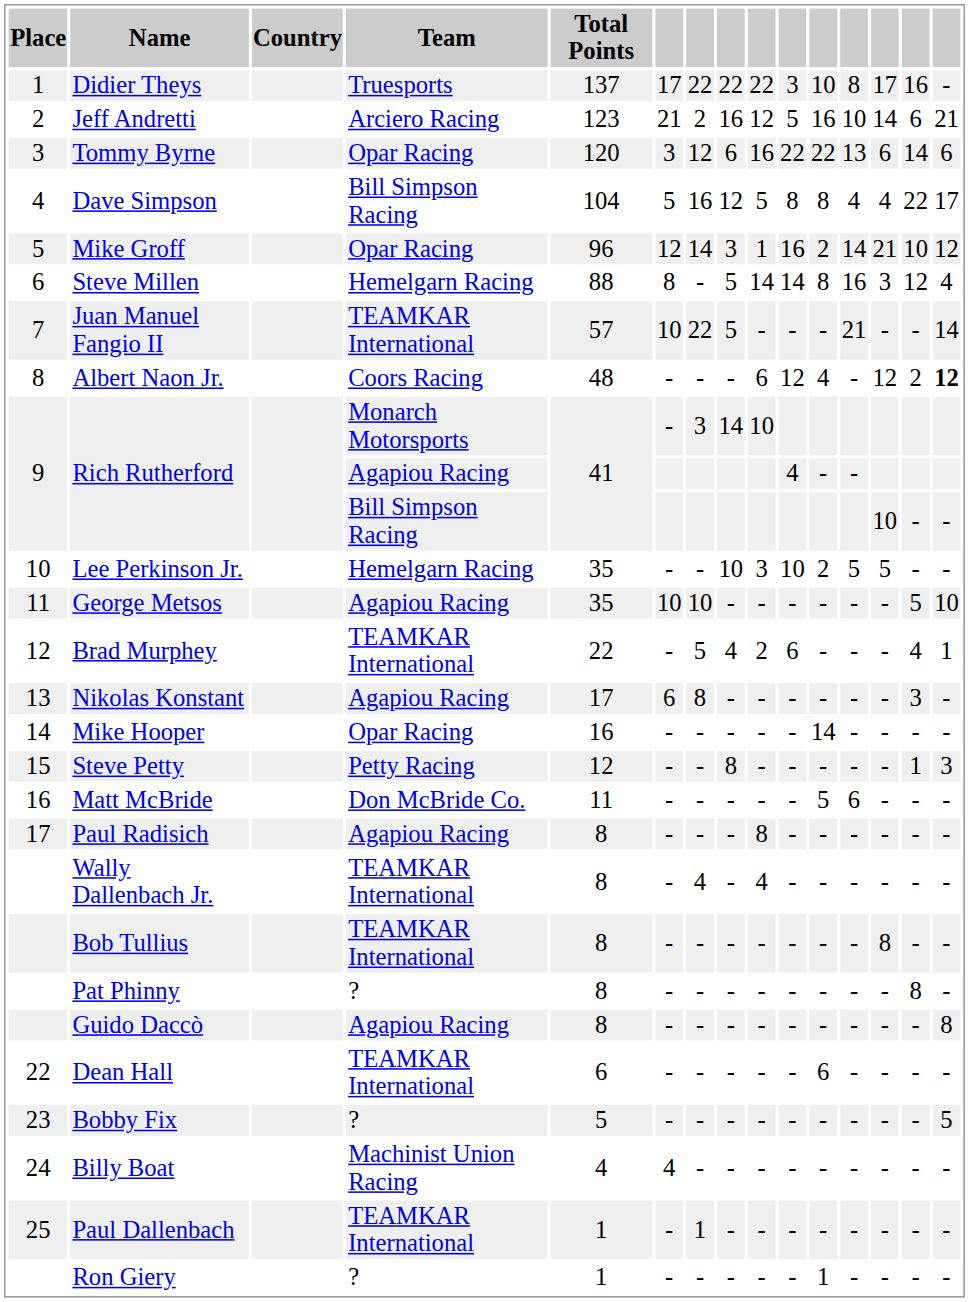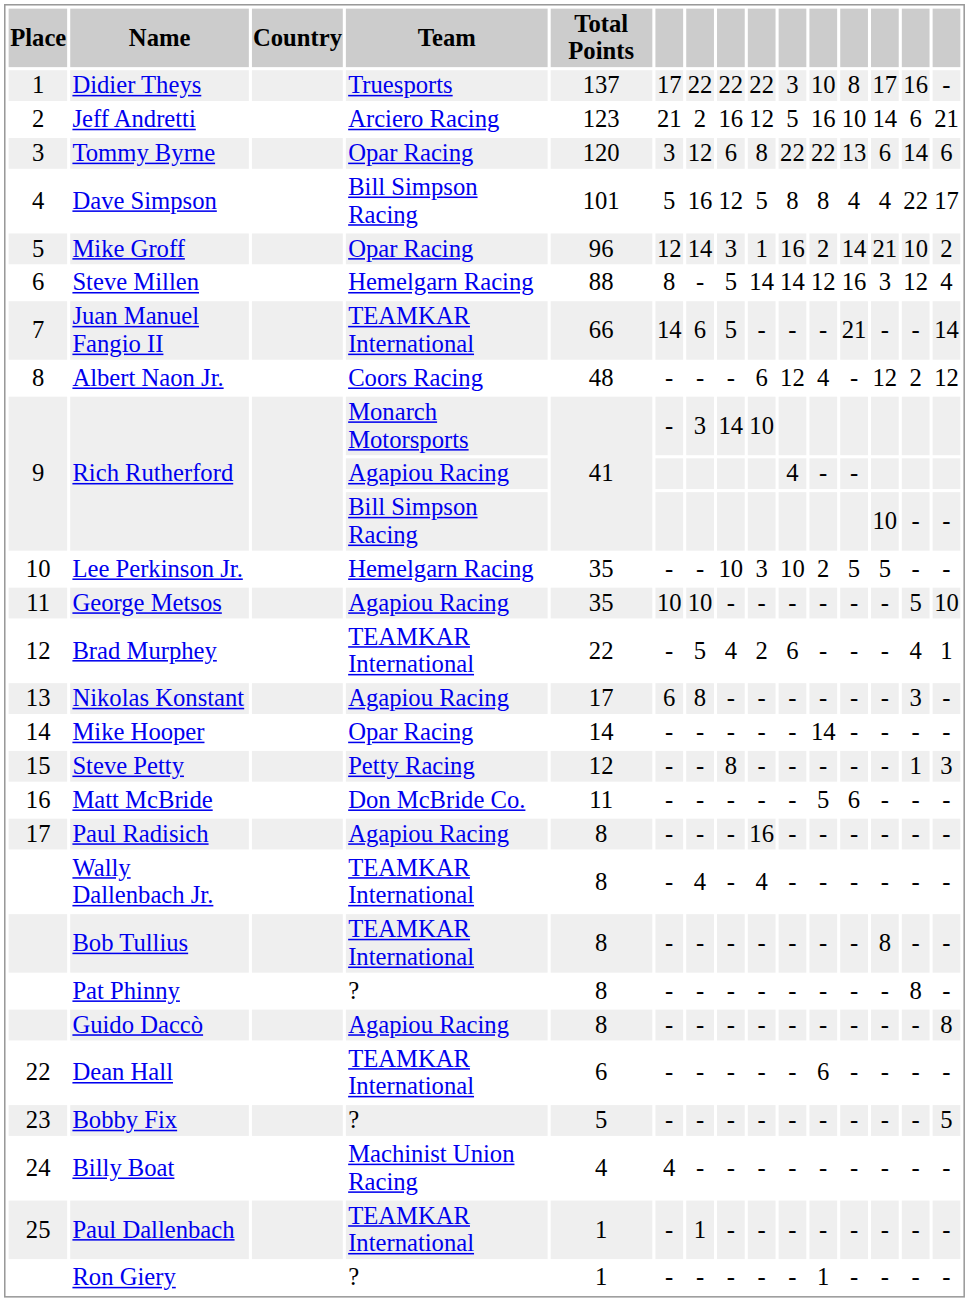(762, 153) 16 -> (762, 153) 8
(601, 200) 104 -> (601, 200) 101
(946, 248) 12 -> (946, 248) 2
(823, 282) 8 -> (823, 282) 12
(601, 330) 57 -> (601, 330) 66
(669, 330) 10 -> (669, 330) 14
(700, 330) 22 -> (700, 330) 6
(946, 377) bold -> (946, 377) normal
(601, 732) 16 -> (601, 732) 14
(762, 833) 8 -> (762, 833) 16
